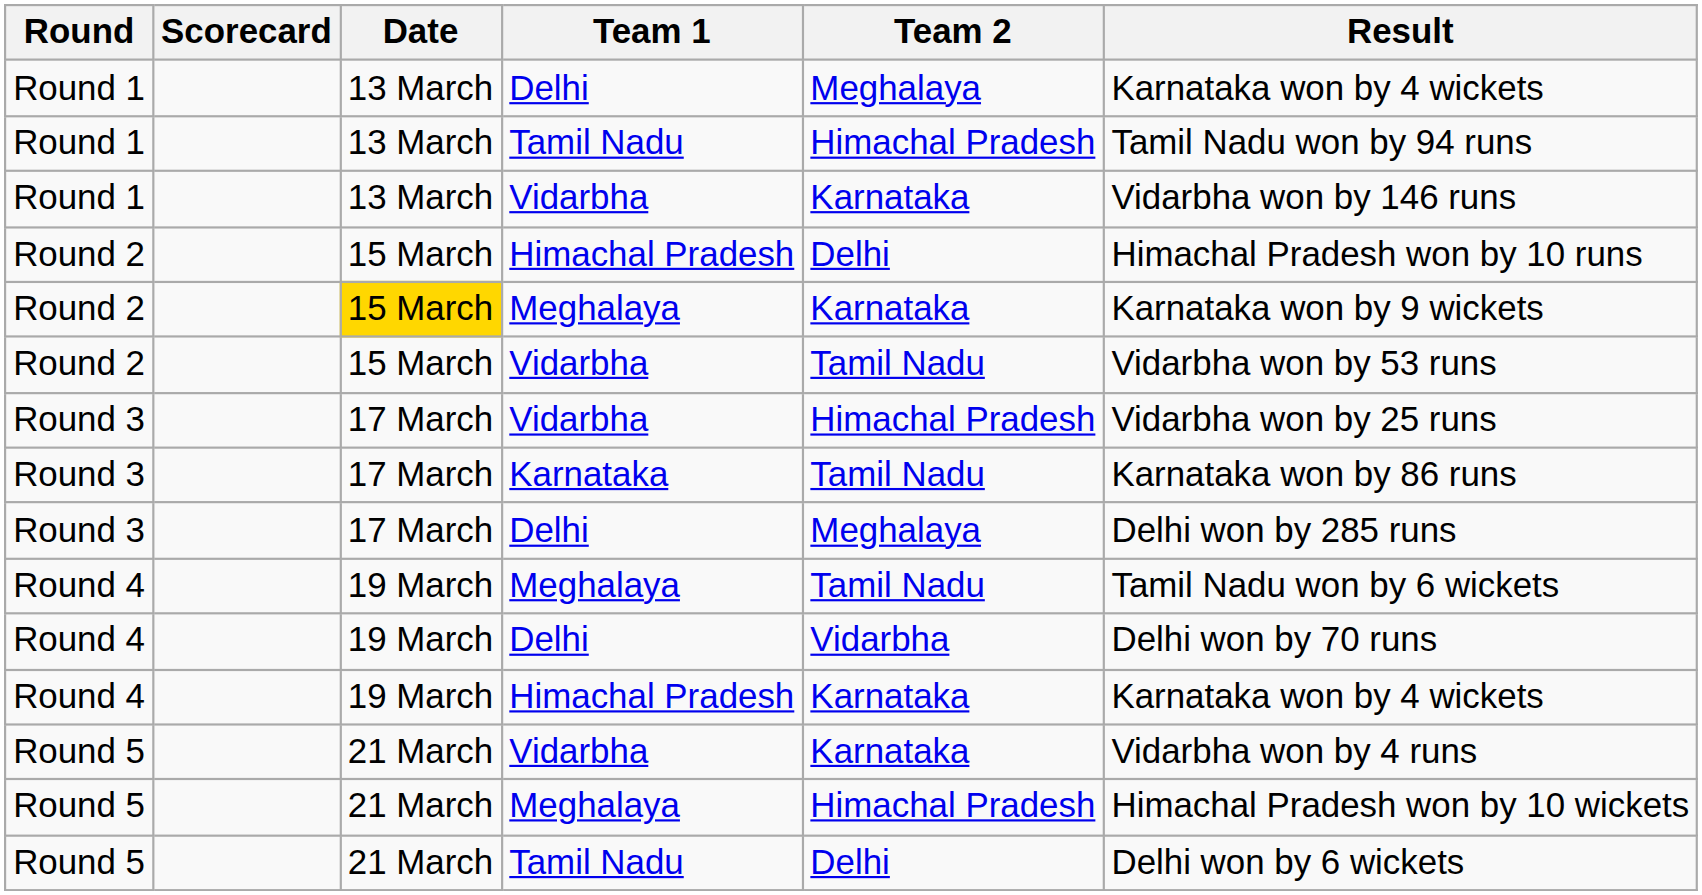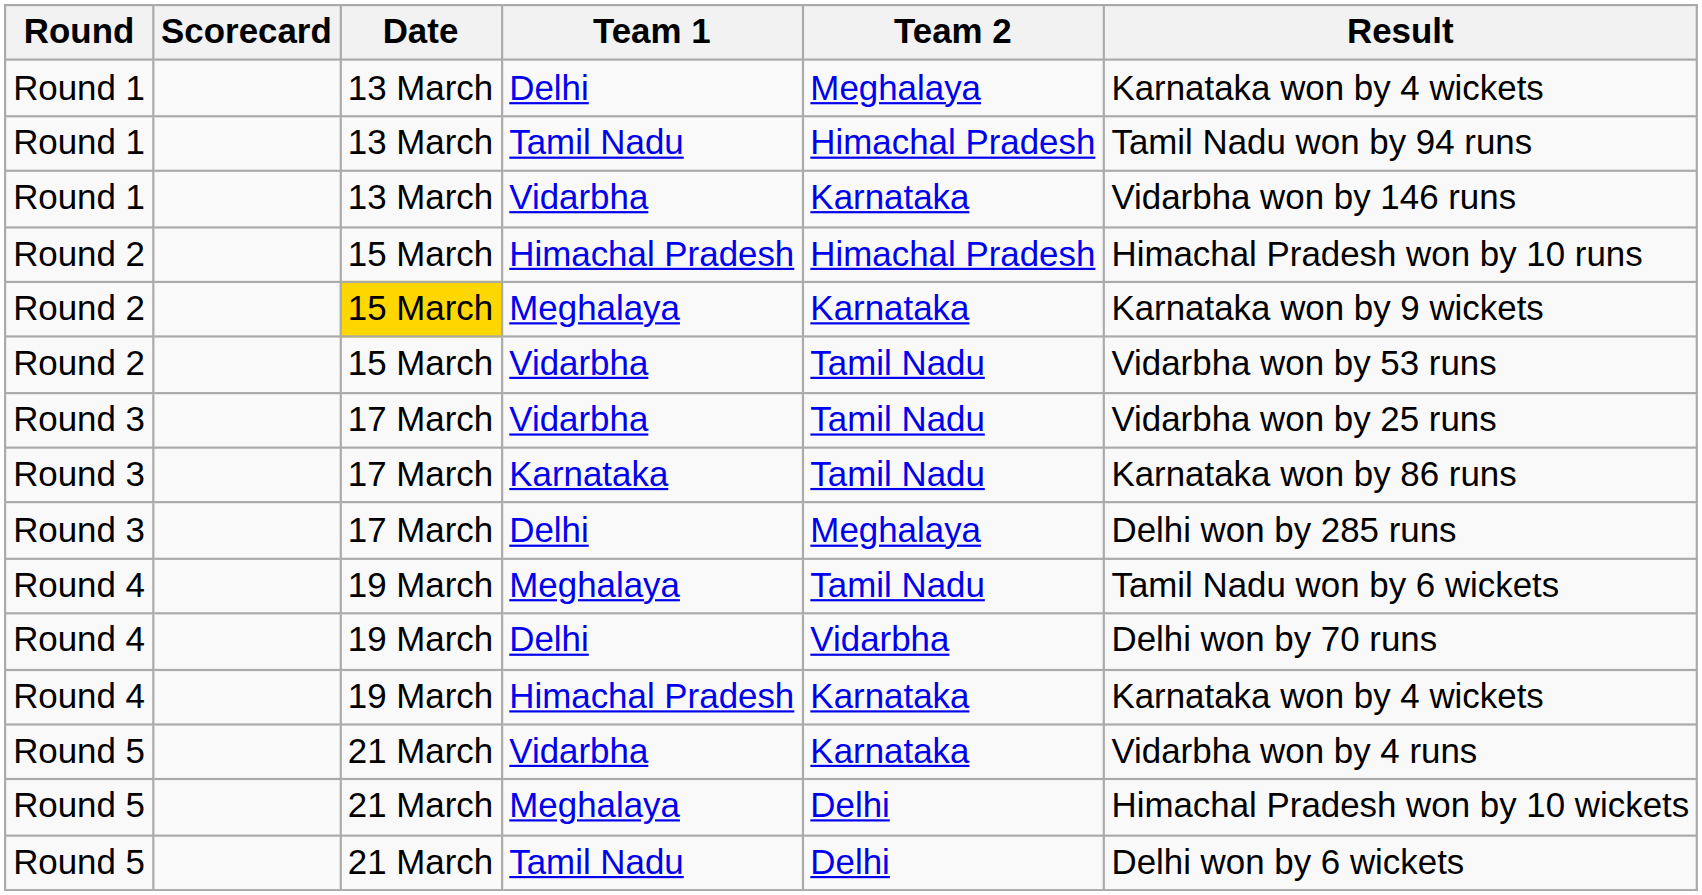(850, 253) Delhi -> (953, 253) Himachal Pradesh
(953, 419) Himachal Pradesh -> (898, 419) Tamil Nadu
(953, 806) Himachal Pradesh -> (850, 806) Delhi
